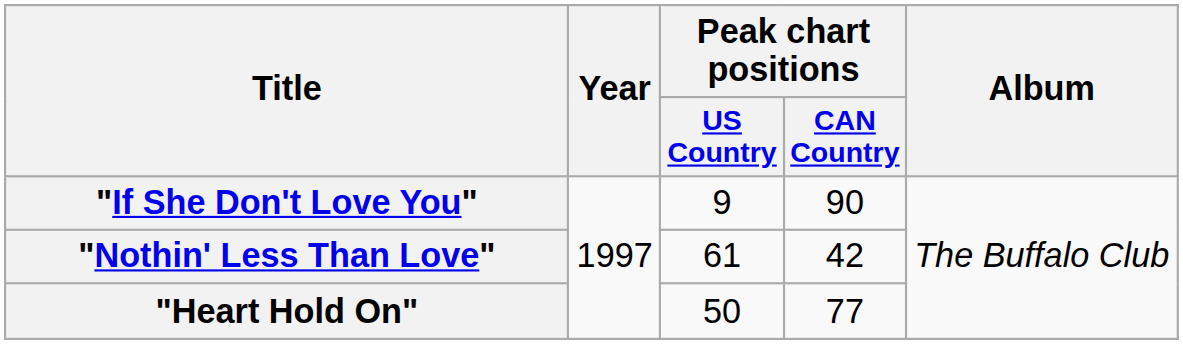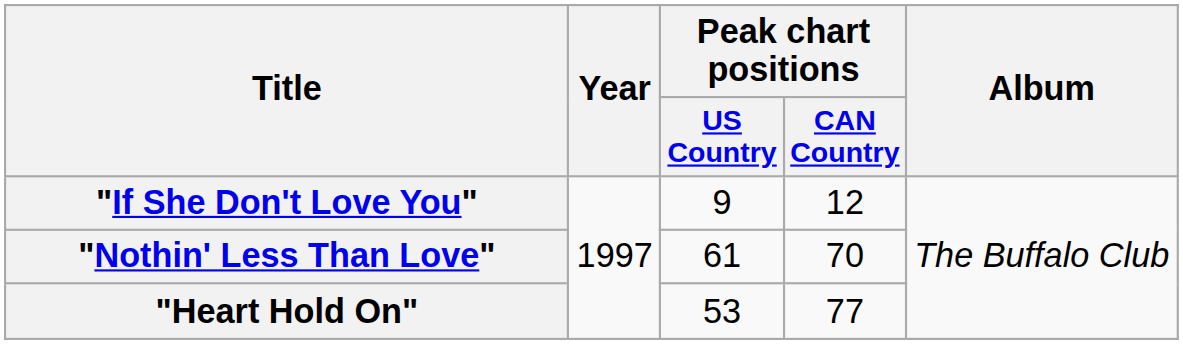(845, 202) 90 -> (845, 202) 12
(845, 256) 42 -> (845, 256) 70
(722, 310) 50 -> (722, 310) 53
